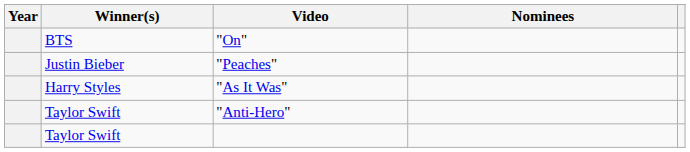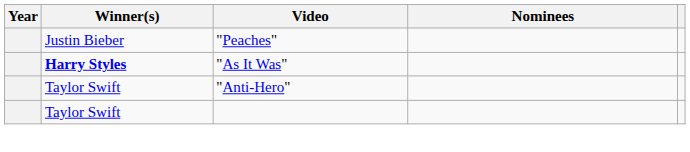- row: (232, 40)
(83, 87) normal -> (86, 64) bold
